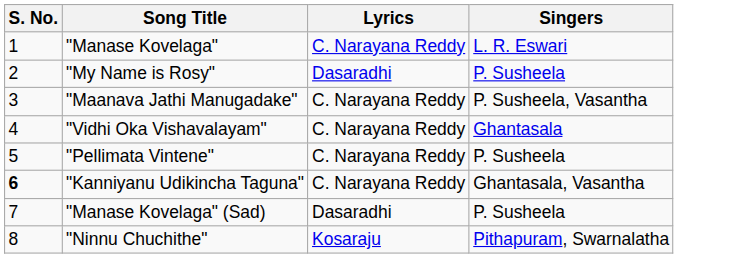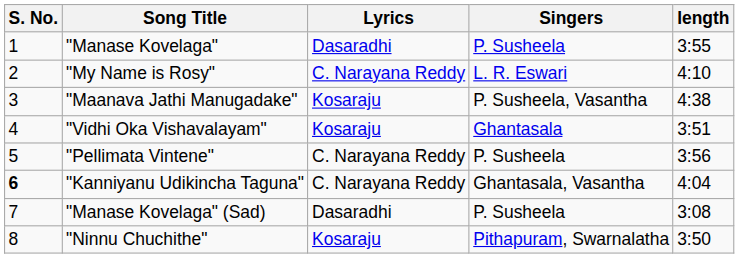+ column: (703, 18)
(389, 45) C. Narayana Reddy -> (352, 45) Dasaradhi
(520, 45) L. R. Eswari -> (519, 45) P. Susheela
(352, 73) Dasaradhi -> (389, 73) C. Narayana Reddy
(519, 73) P. Susheela -> (520, 73) L. R. Eswari
(389, 101) C. Narayana Reddy -> (346, 101) Kosaraju
(389, 128) C. Narayana Reddy -> (346, 128) Kosaraju
